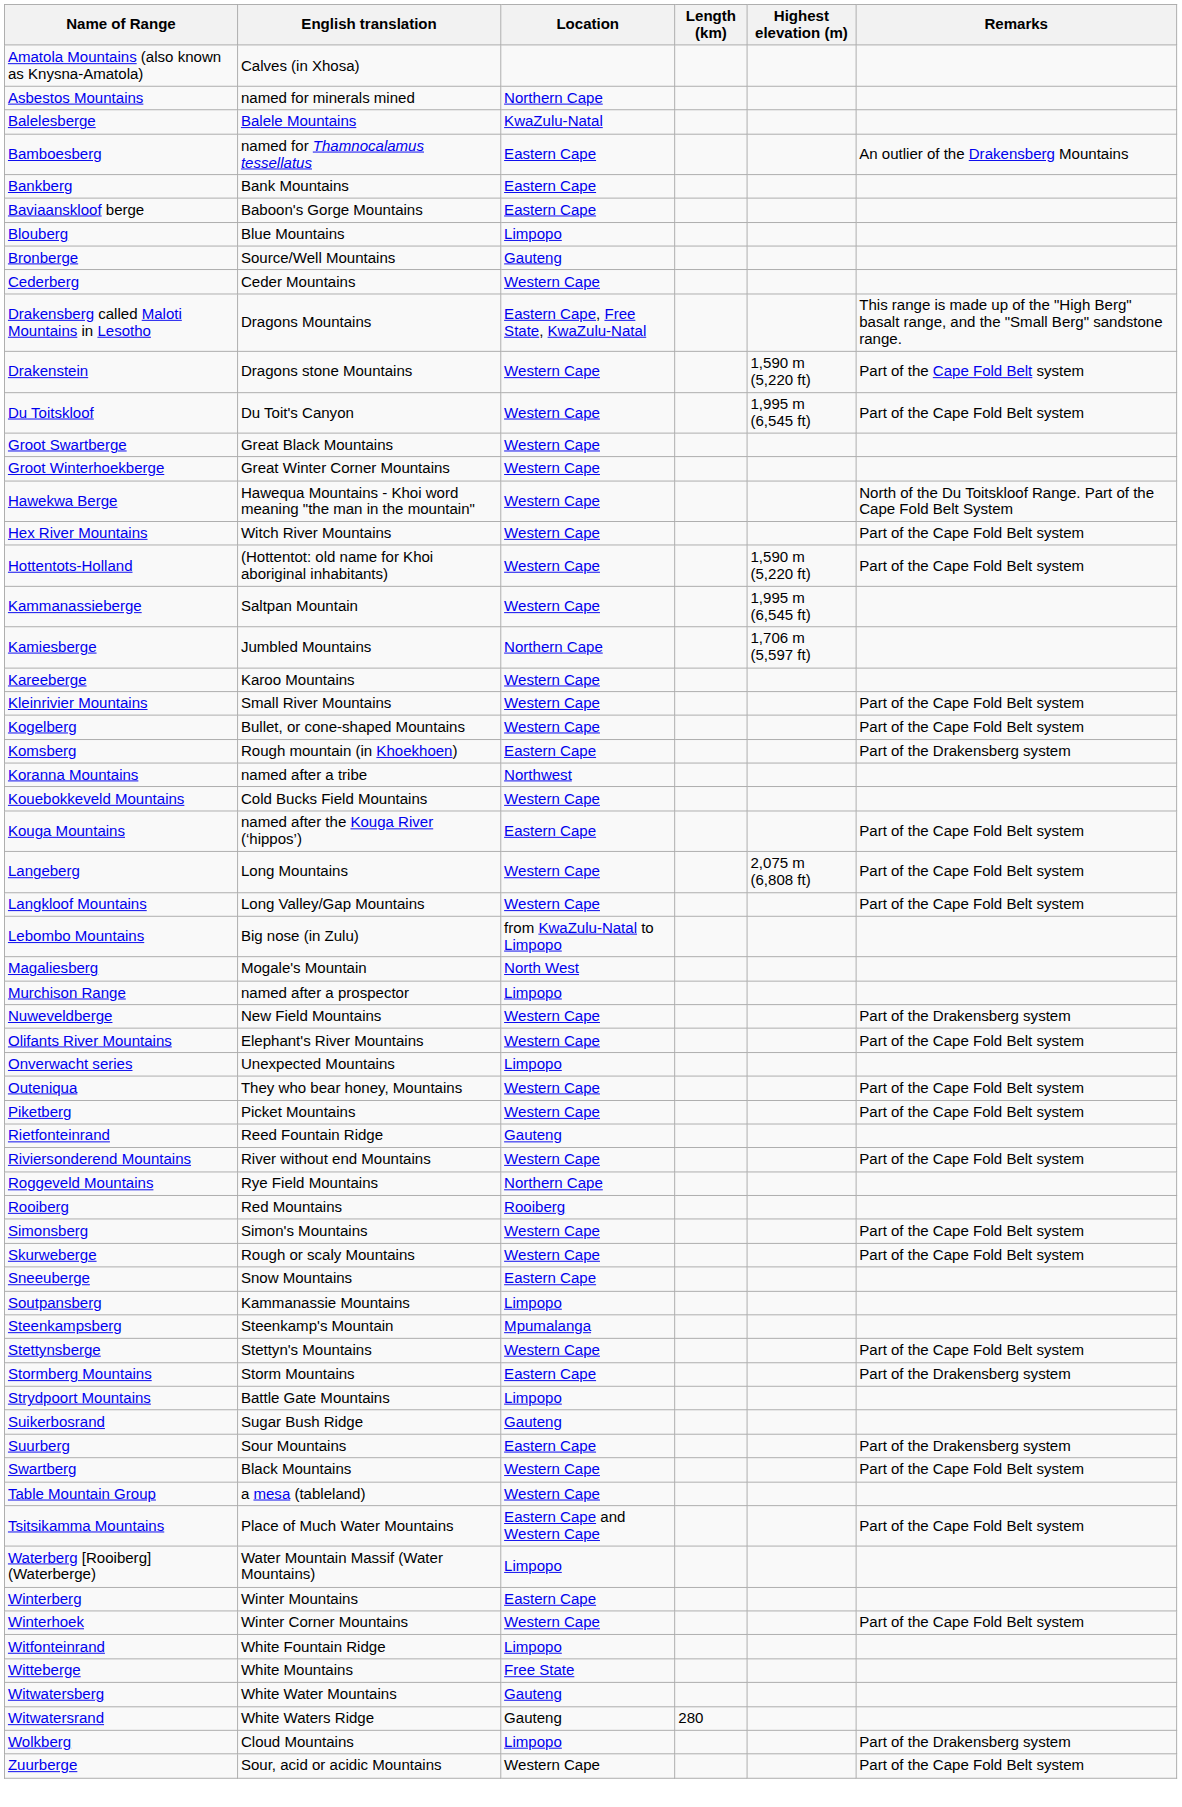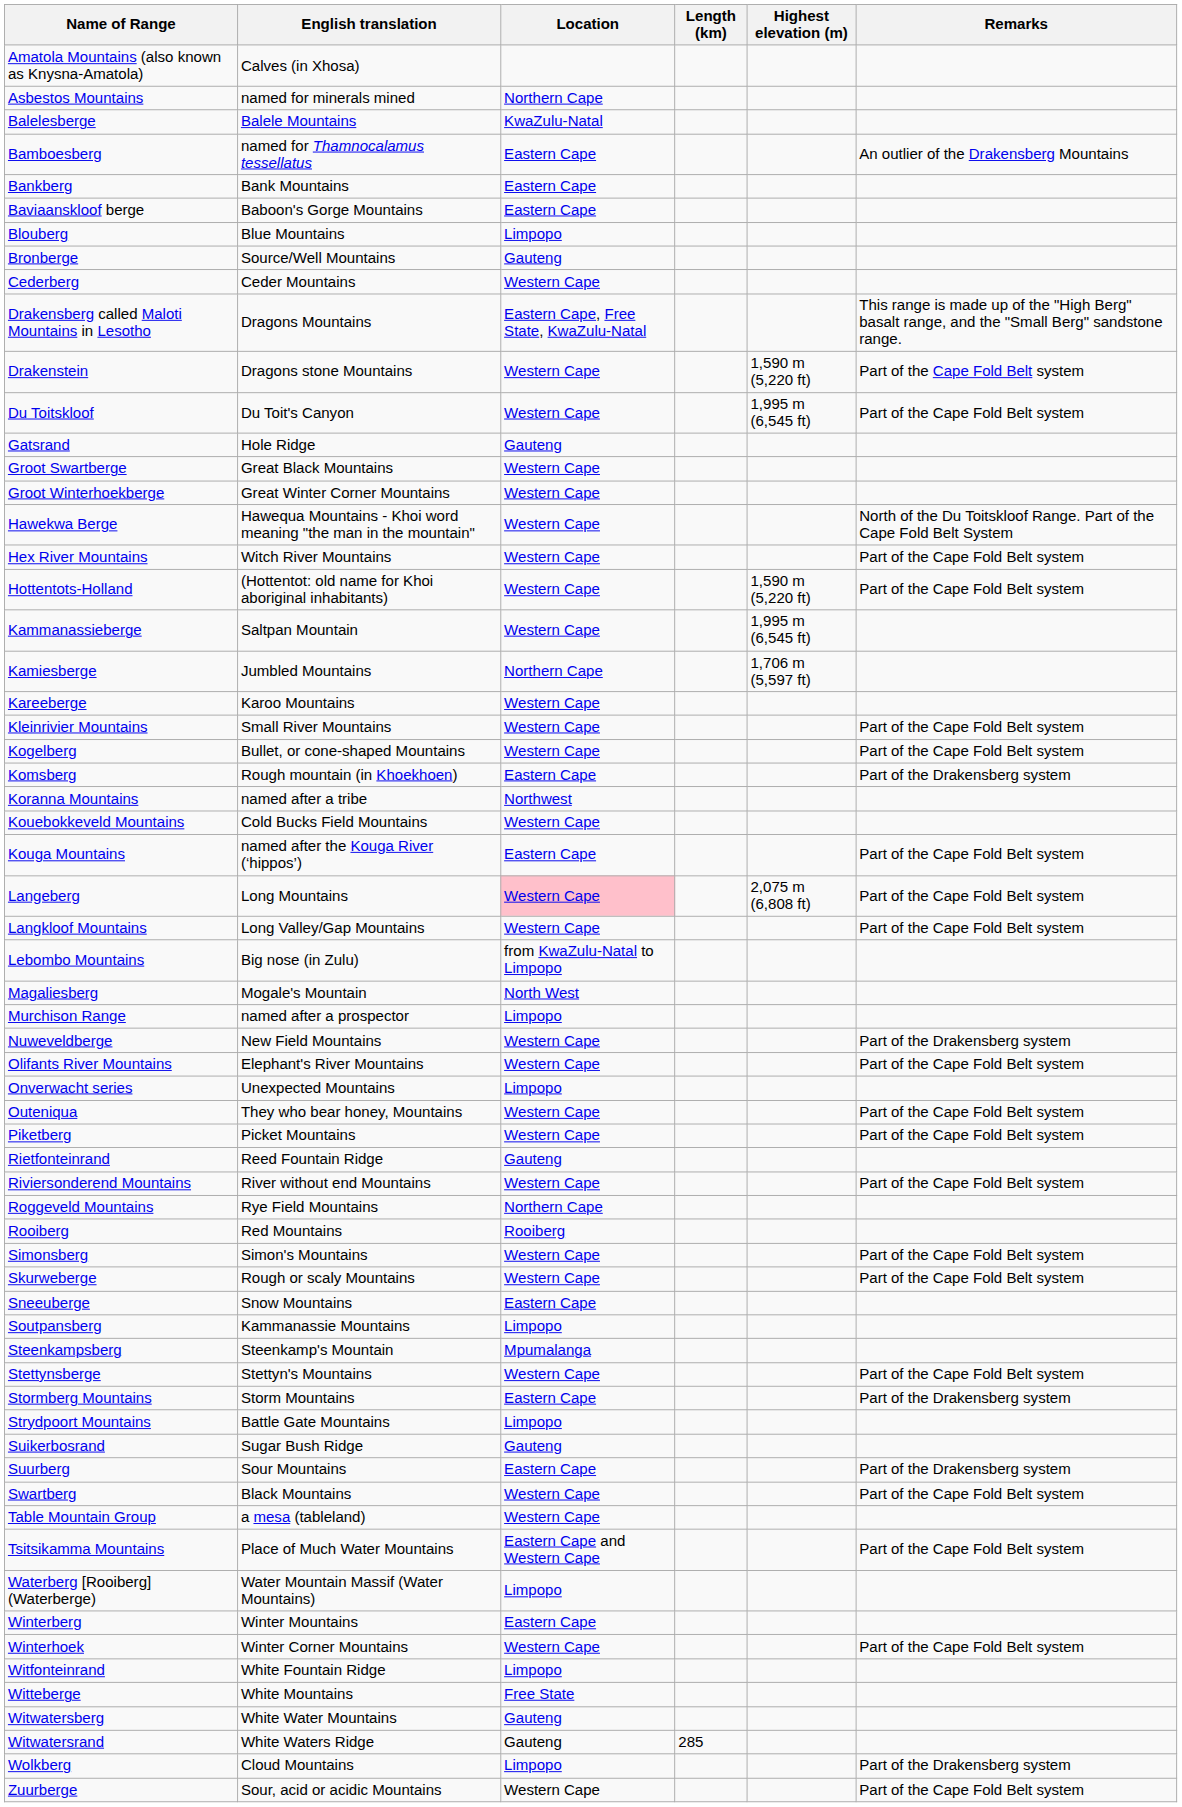+ row: (39, 444)
(552, 871) no background -> (552, 895) pink background
(691, 1718) 280 -> (691, 1742) 285
